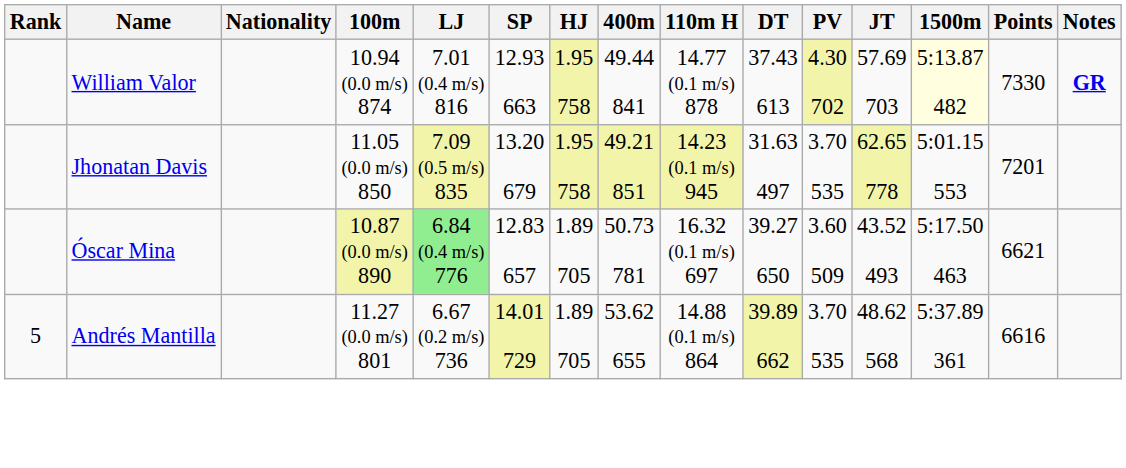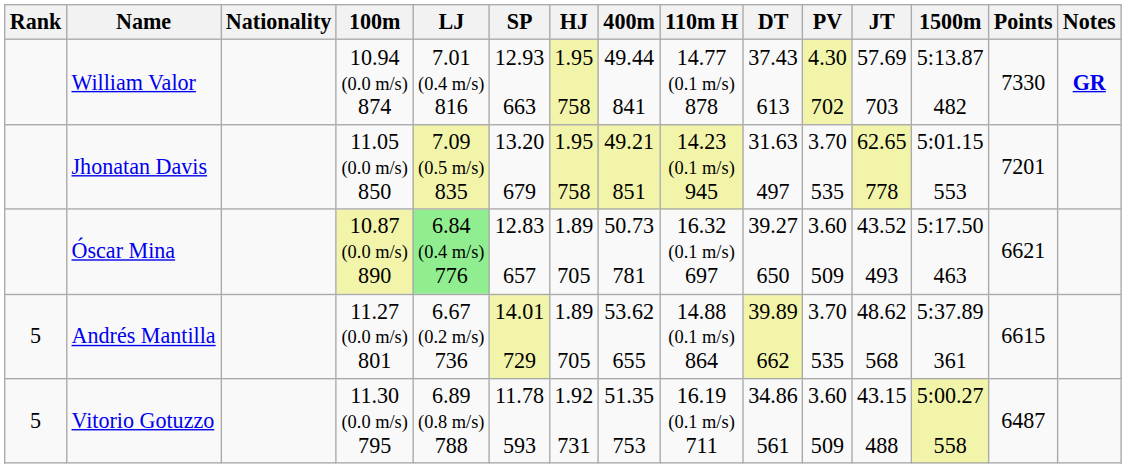(950, 81) lightyellow background -> (950, 81) no background
(1023, 335) 6616 -> (1023, 335) 6615
+ row: (143, 420)
